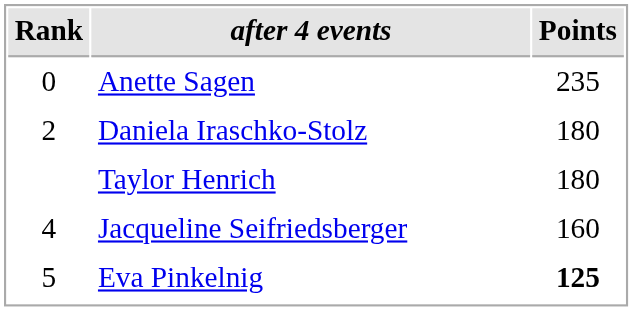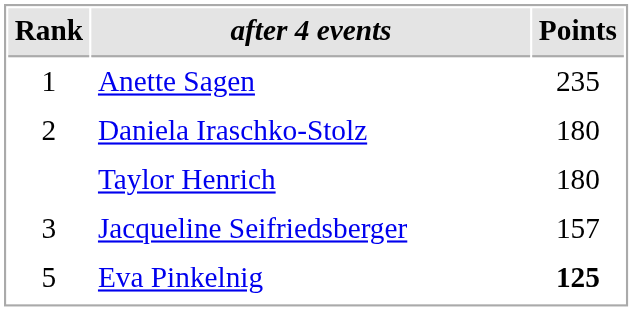(49, 82) 0 -> (49, 82) 1
(49, 229) 4 -> (49, 229) 3
(578, 229) 160 -> (578, 229) 157
